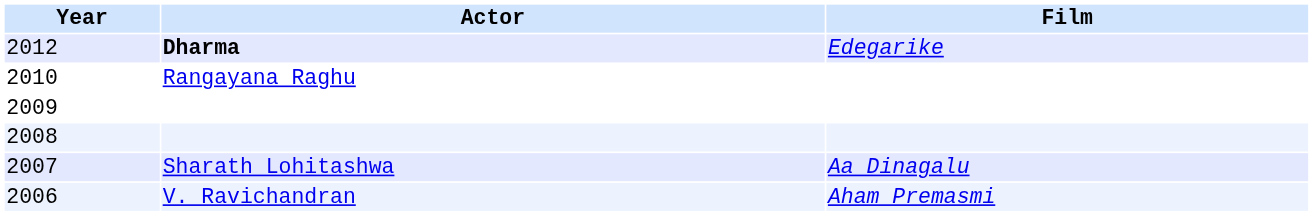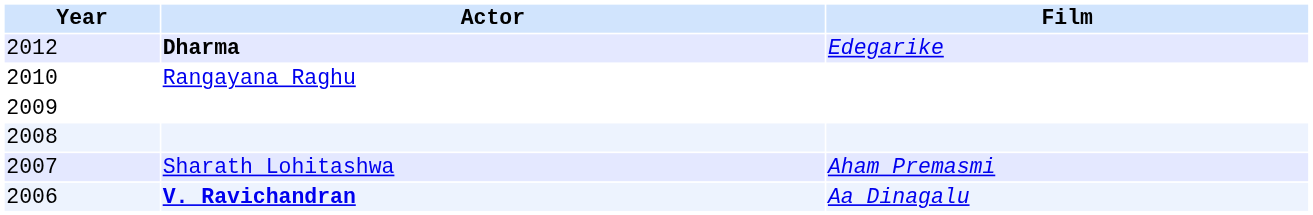(899, 167) Aa Dinagalu -> (912, 167) Aham Premasmi
(259, 197) normal -> (259, 197) bold
(912, 197) Aham Premasmi -> (899, 197) Aa Dinagalu
